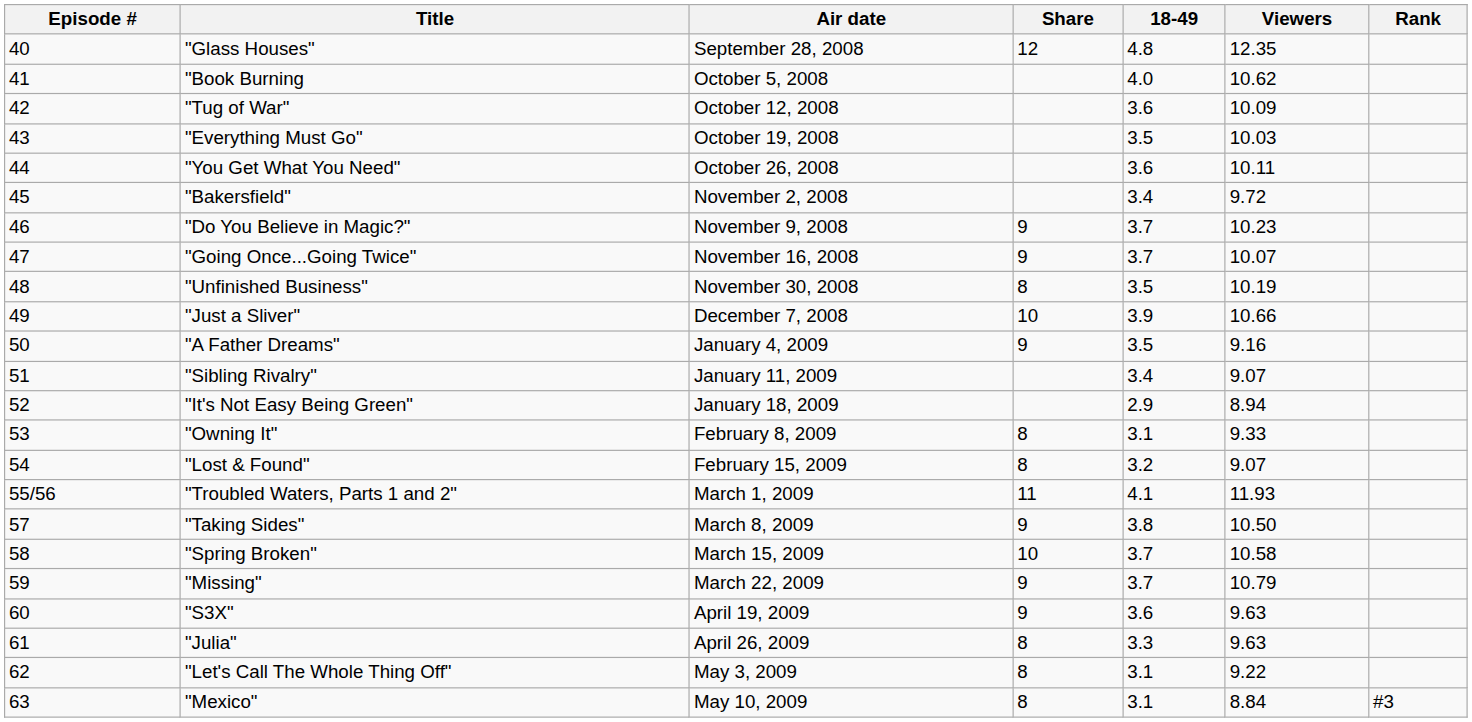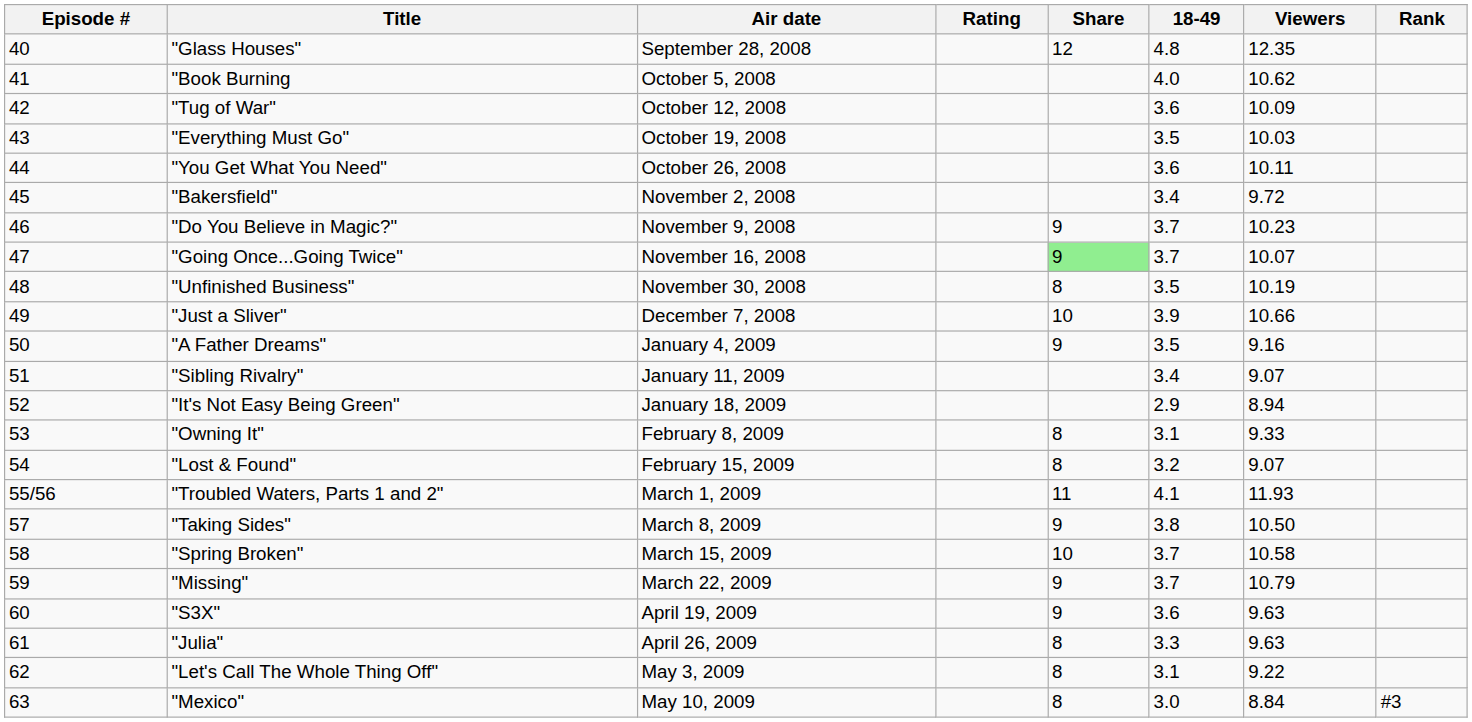+ column: (992, 19)
(1022, 256) no background -> (1057, 256) lightgreen background
(1140, 702) 3.1 -> (1167, 702) 3.0
